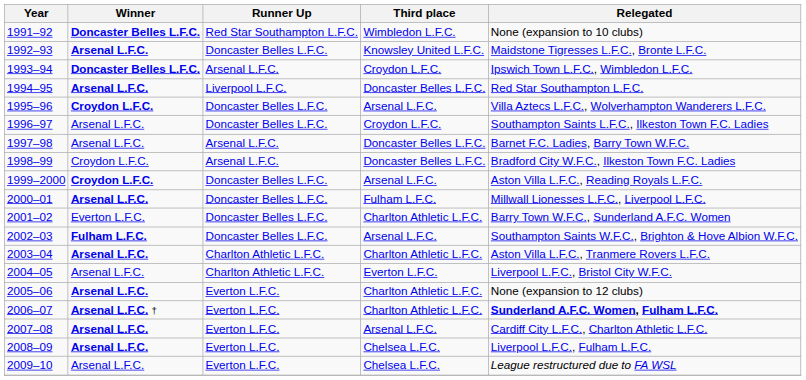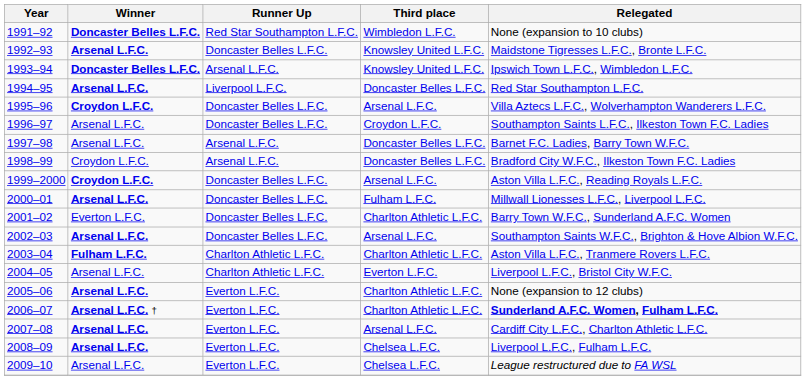(402, 69) Croydon L.F.C. -> (424, 69) Knowsley United L.F.C.
(109, 236) Fulham L.F.C. -> (110, 236) Arsenal L.F.C.
(110, 254) Arsenal L.F.C. -> (109, 254) Fulham L.F.C.
